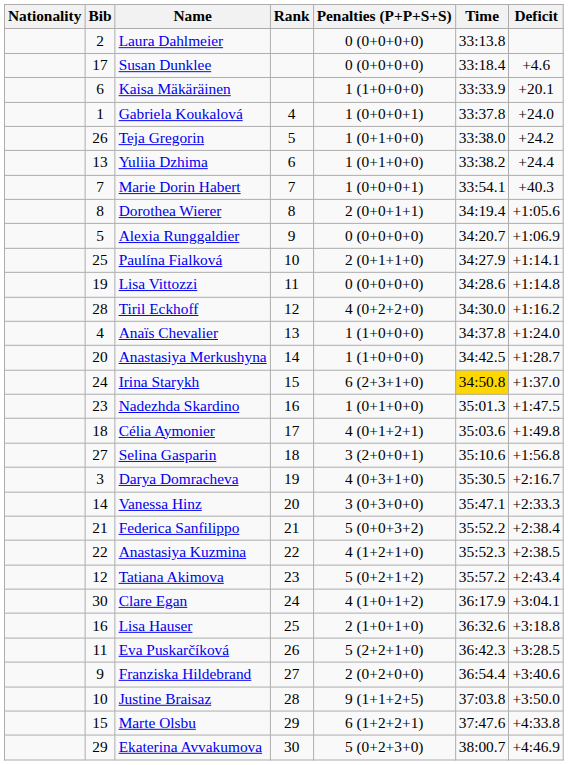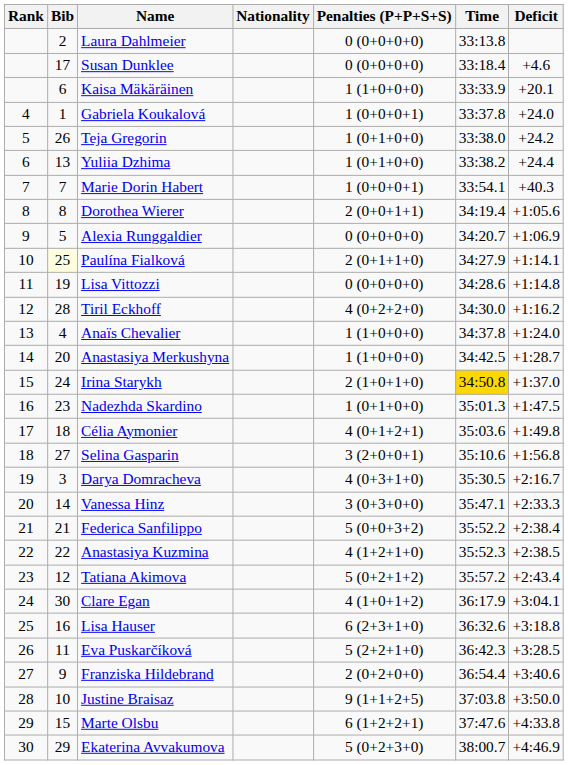columns swapped: (292, 16) <-> (45, 16)
(100, 260) no background -> (62, 260) lightyellow background
(384, 382) 6 (2+3+1+0) -> (384, 382) 2 (1+0+1+0)
(384, 625) 2 (1+0+1+0) -> (384, 625) 6 (2+3+1+0)
